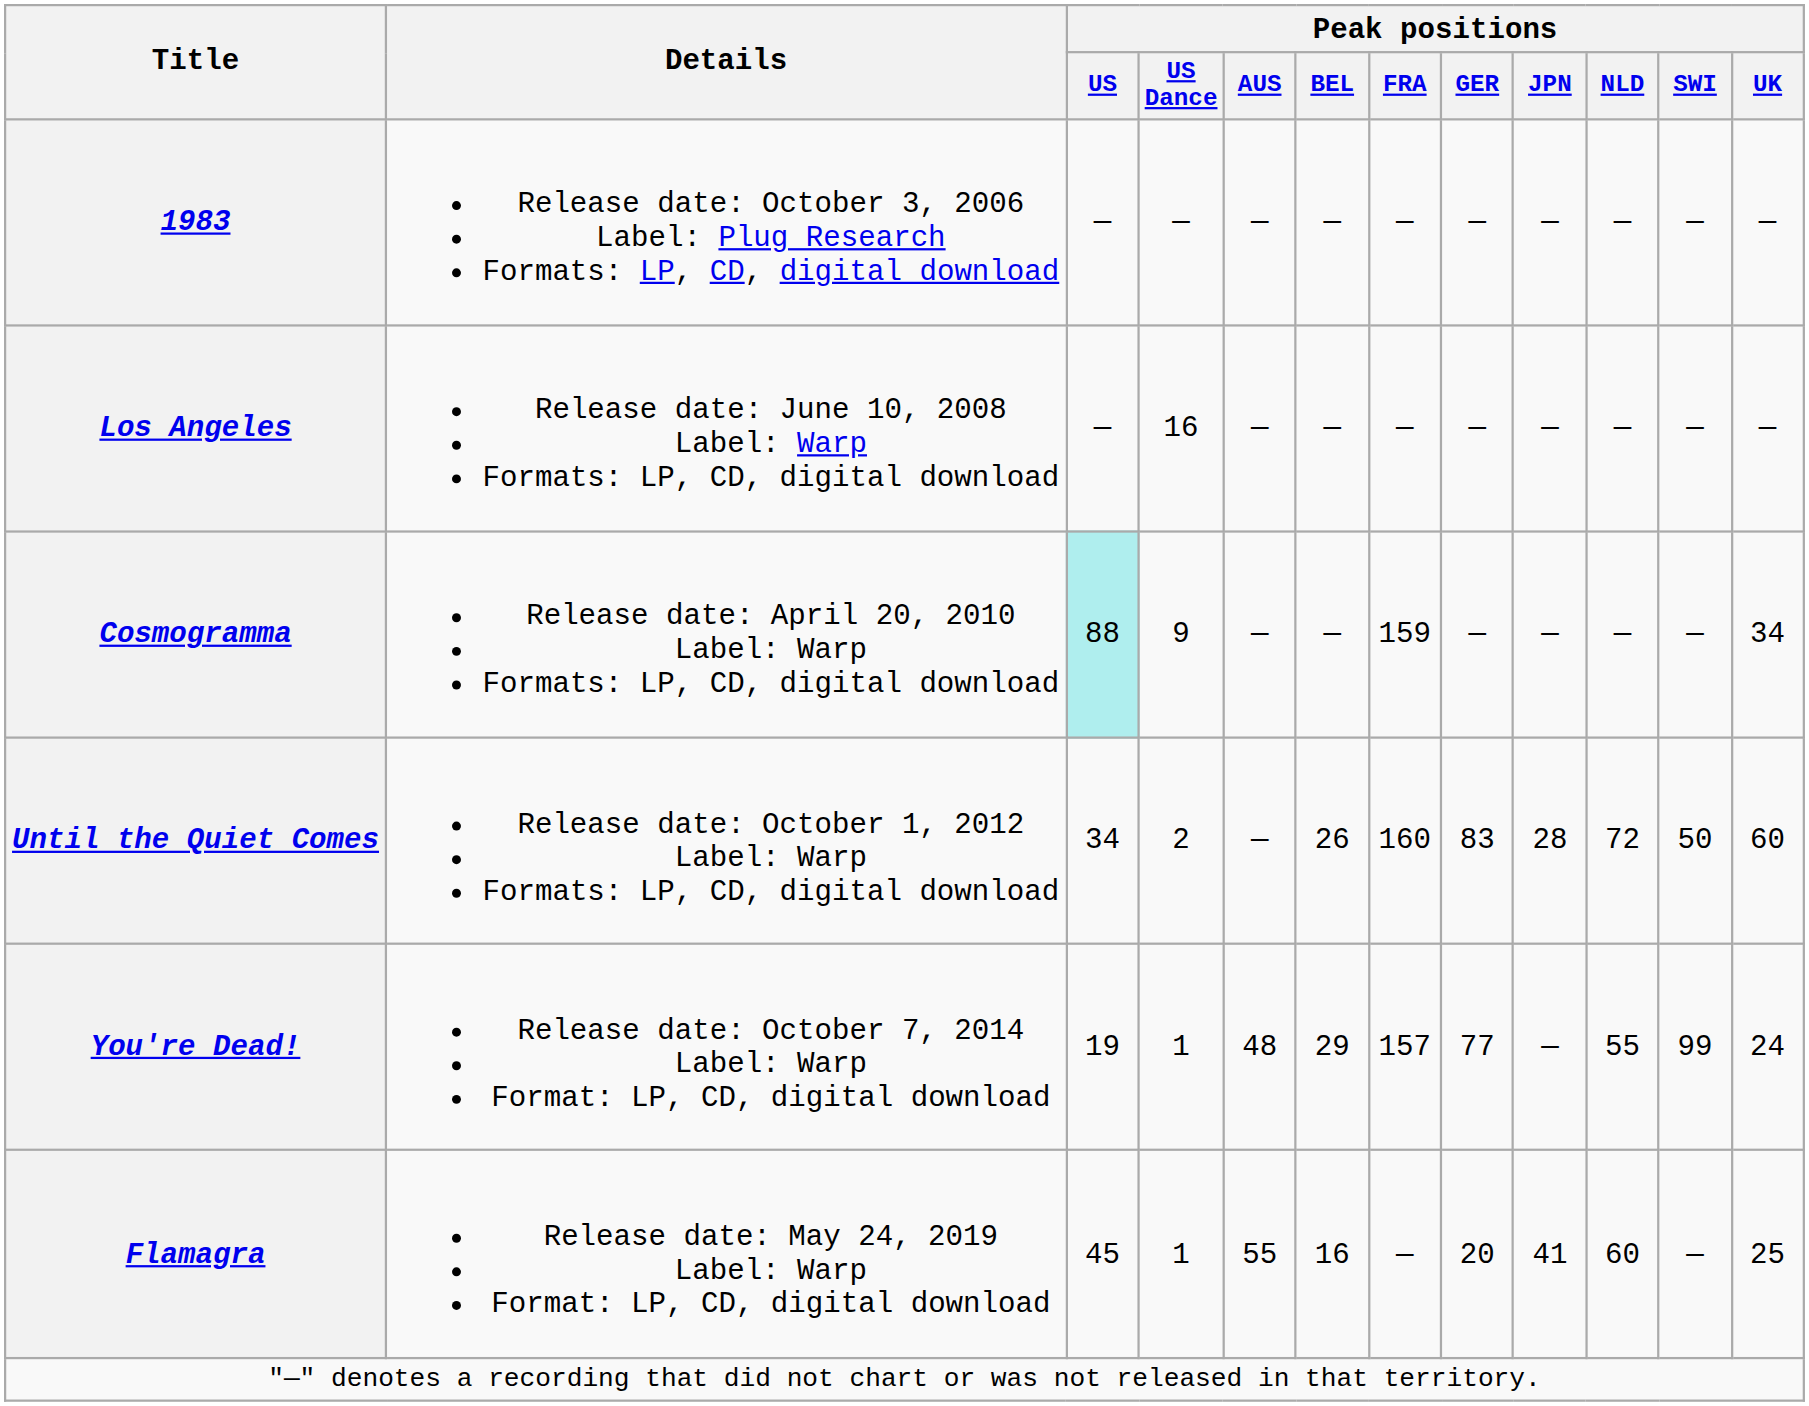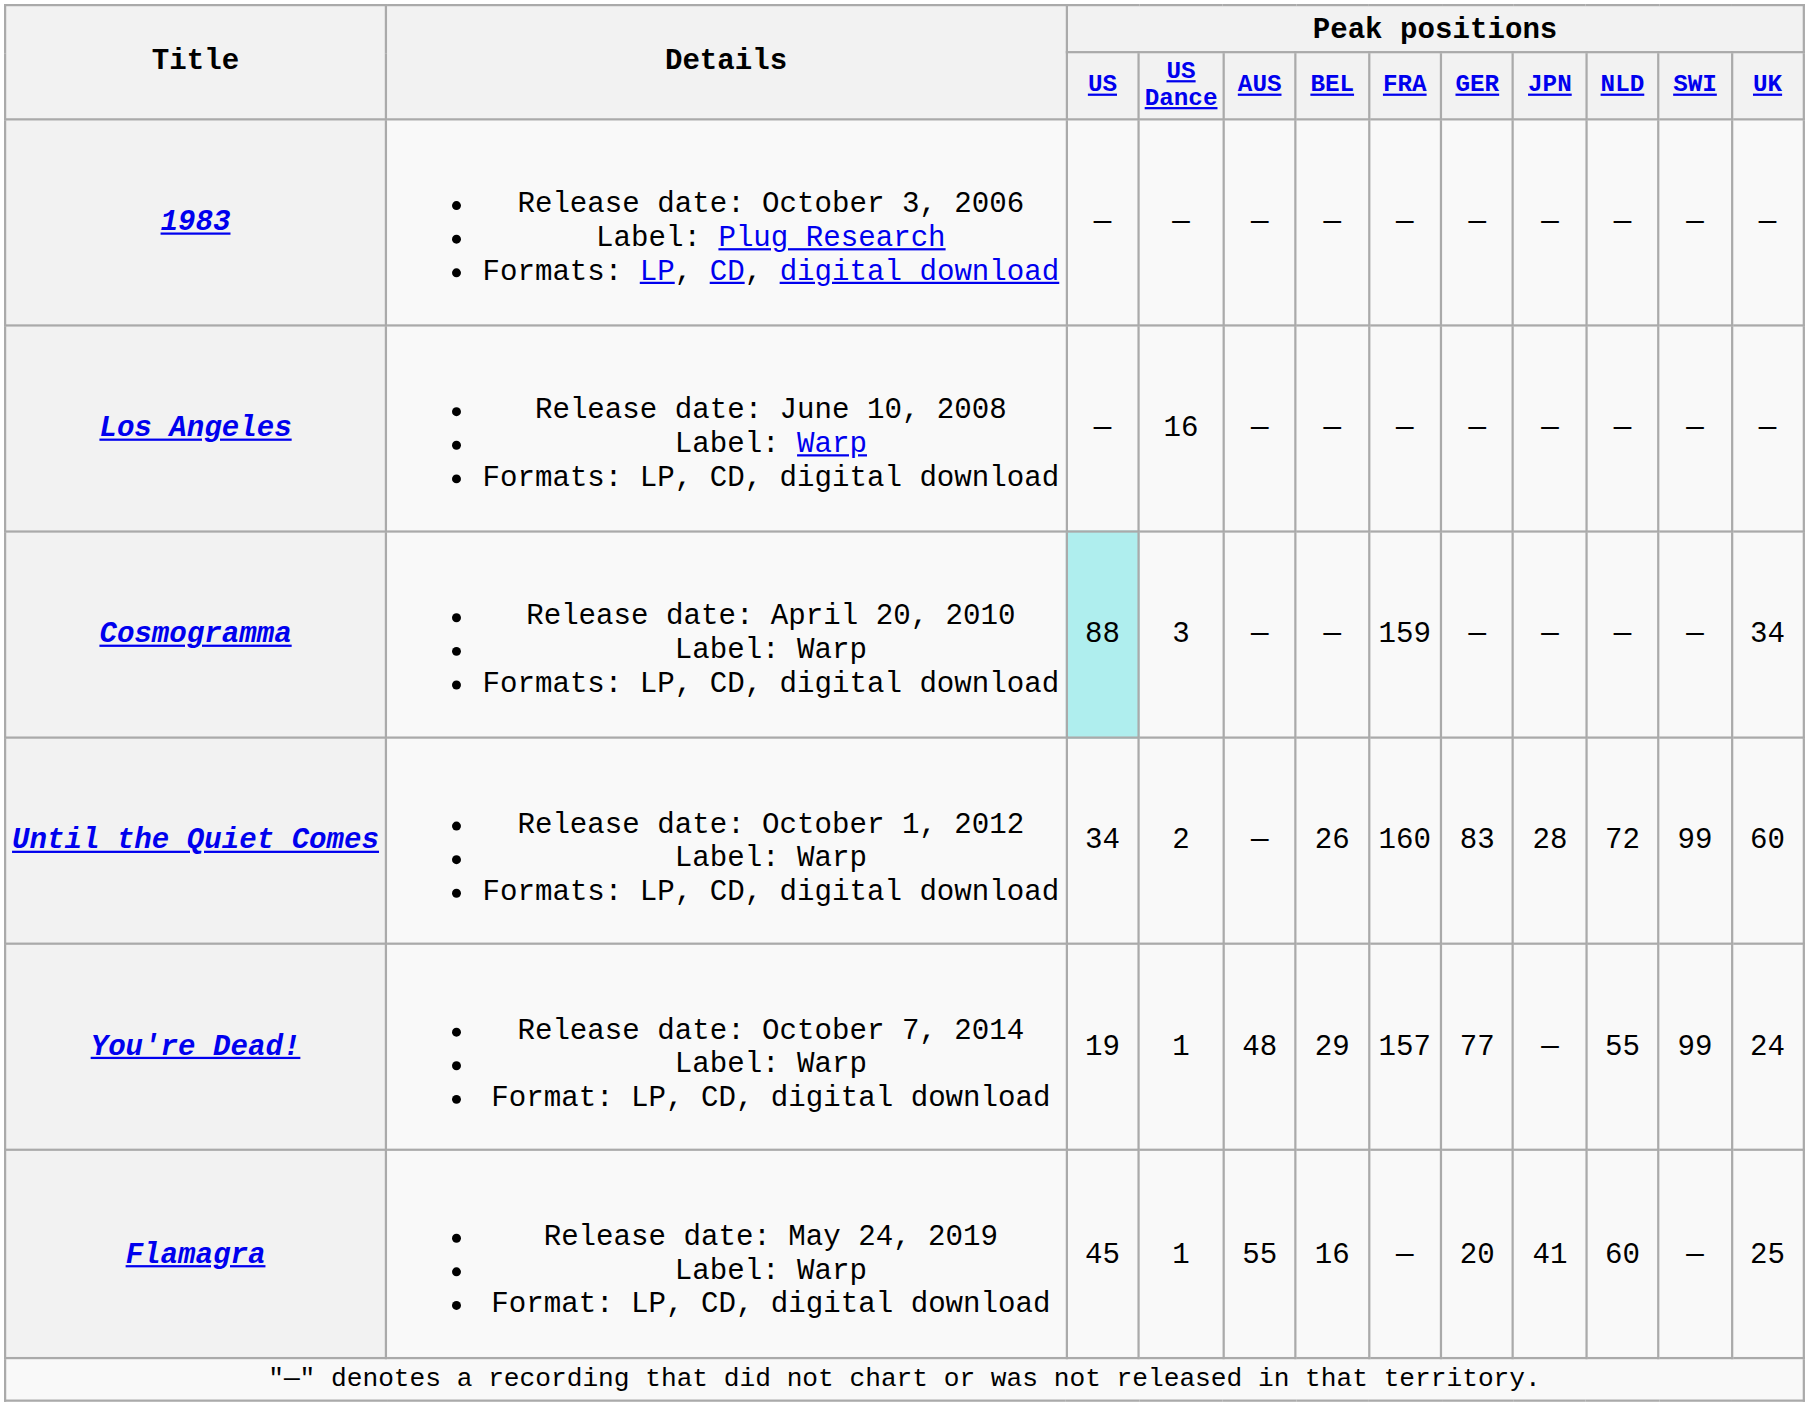(1181, 634) 9 -> (1181, 634) 3
(1695, 841) 50 -> (1695, 841) 99
